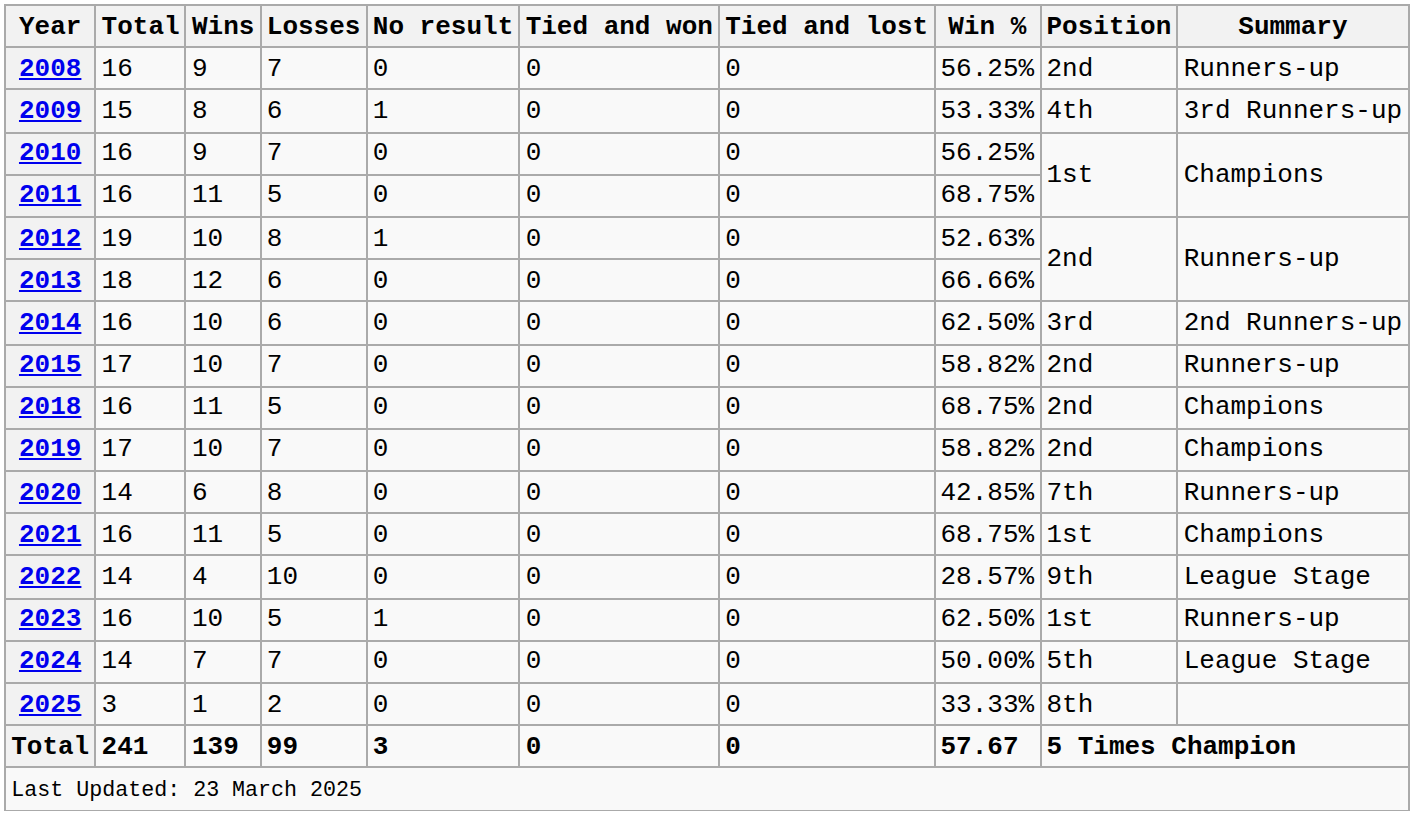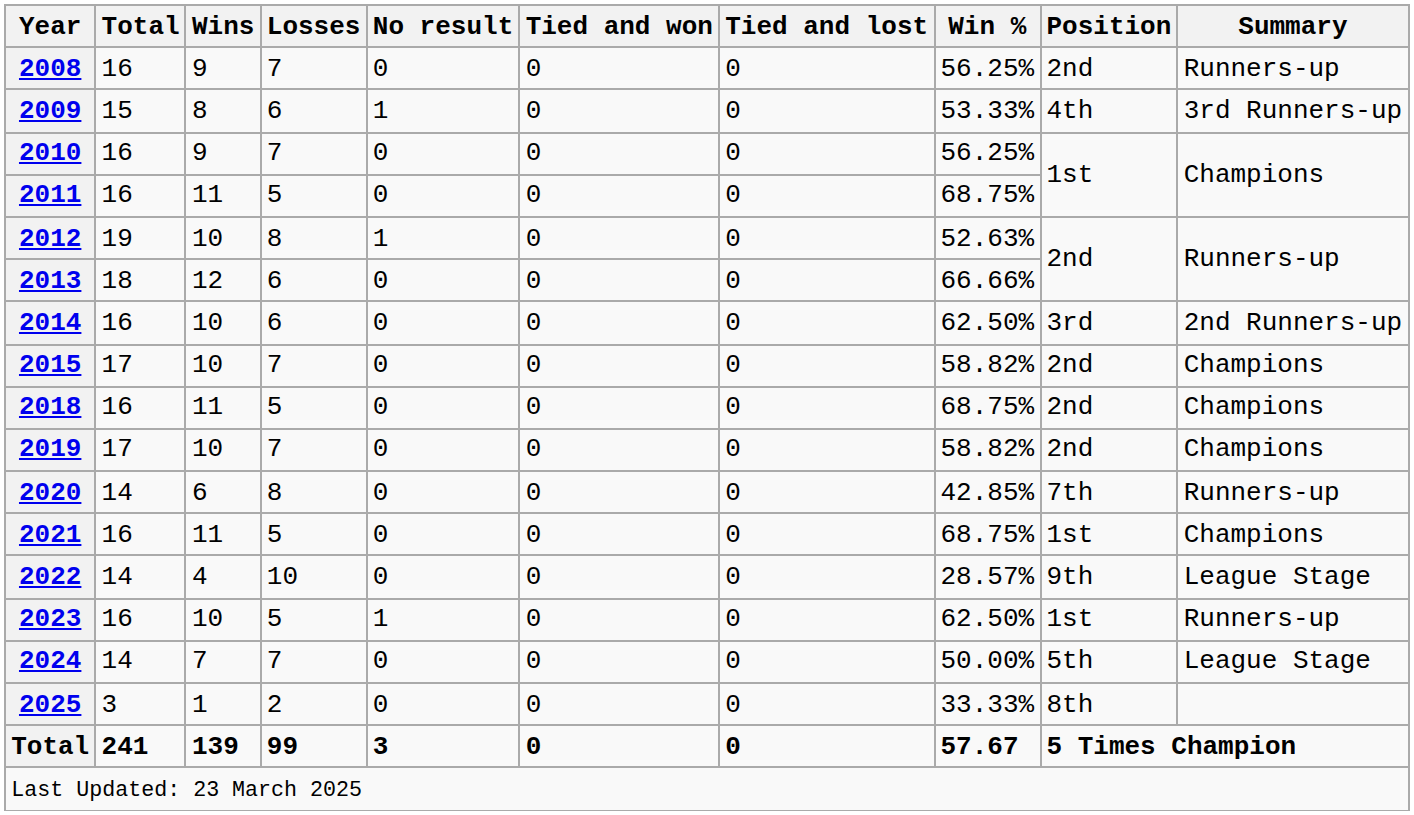(1262, 365) Runners-up -> (1254, 365) Champions
